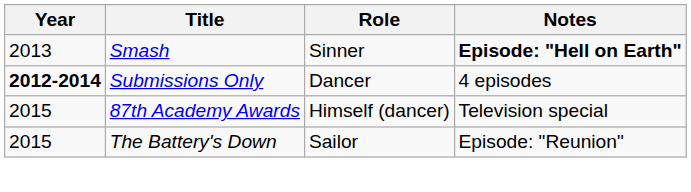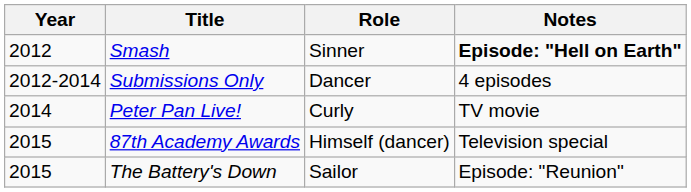(30, 50) 2013 -> (30, 50) 2012
(55, 80) bold -> (55, 80) normal
+ row: (175, 111)
